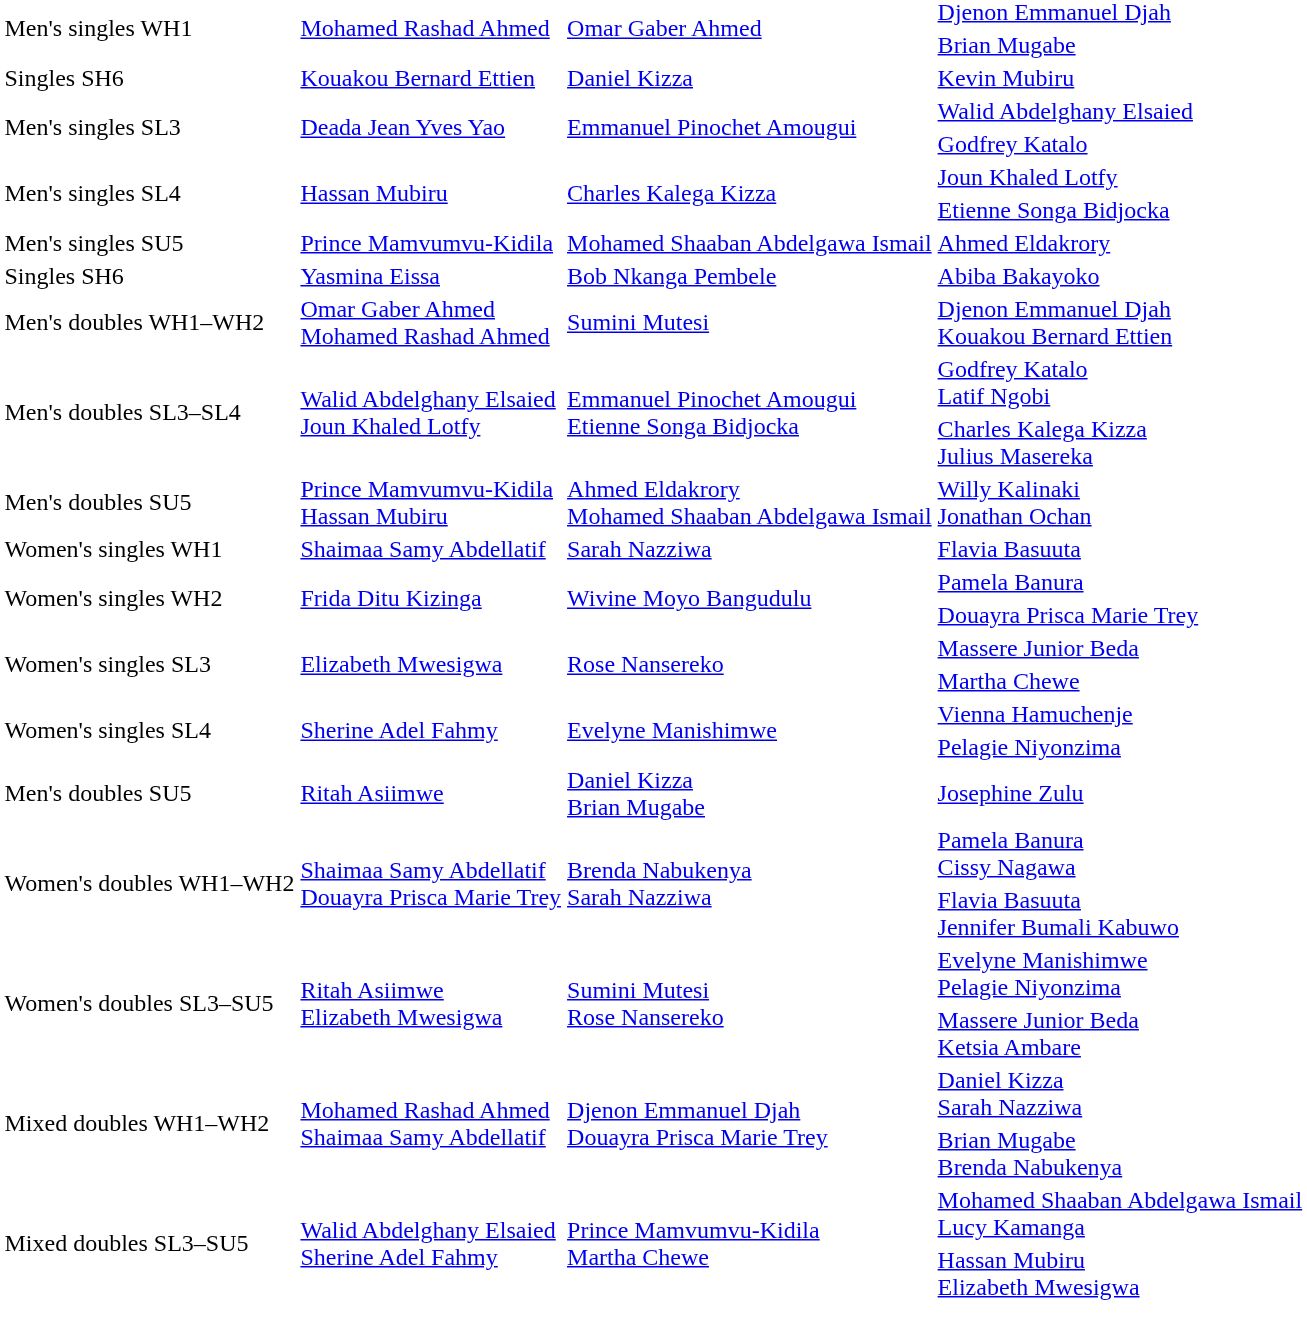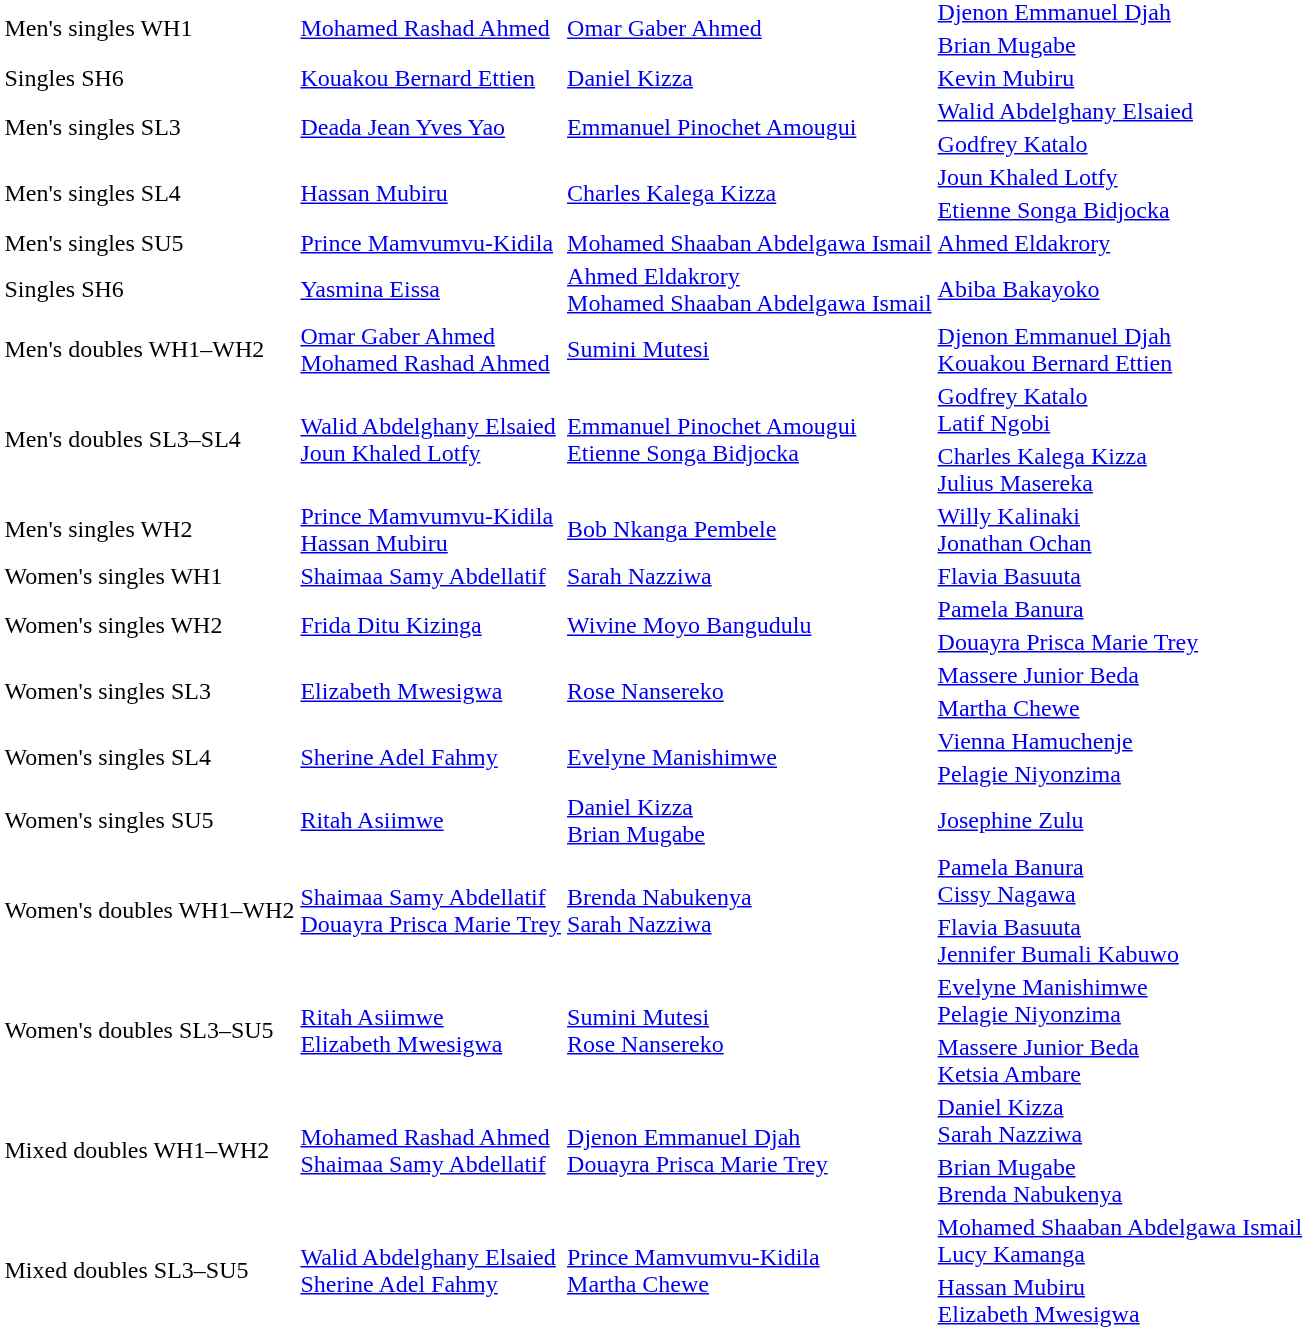(672, 275) Bob Nkanga Pembele -> (749, 289) Ahmed Eldakrory Mohamed Shaaban Abdelgawa Ismail
(98, 502) Men's doubles SU5 -> (98, 529) Men's singles WH2
(749, 502) Ahmed Eldakrory Mohamed Shaaban Abdelgawa Ismail -> (672, 529) Bob Nkanga Pembele
(98, 793) Men's doubles SU5 -> (109, 820) Women's singles SU5
